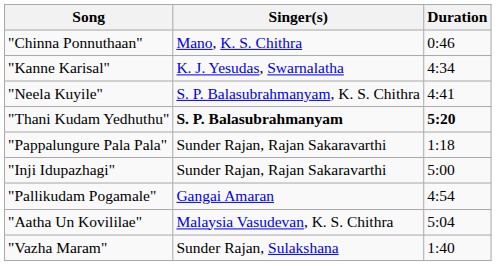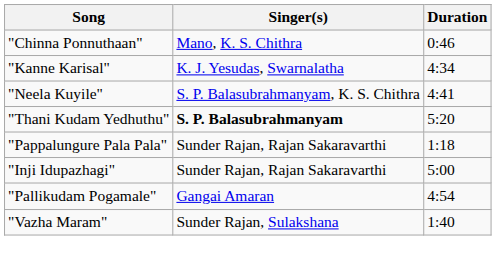(441, 119) bold -> (441, 119) normal
- row: (75, 221)
